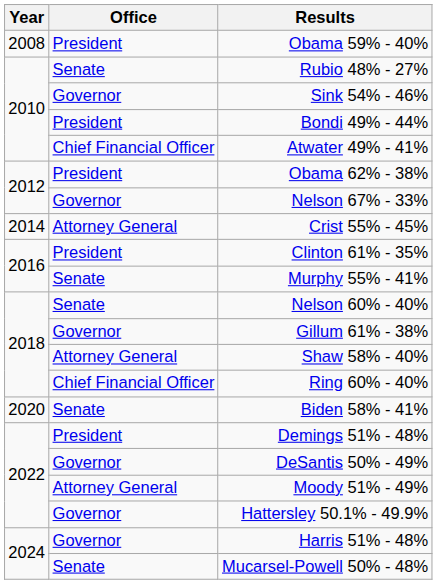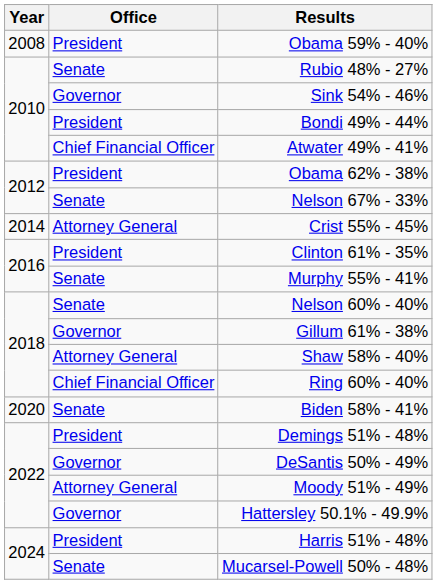(87, 200) Governor -> (79, 200) Senate
(87, 540) Governor -> (87, 540) President
